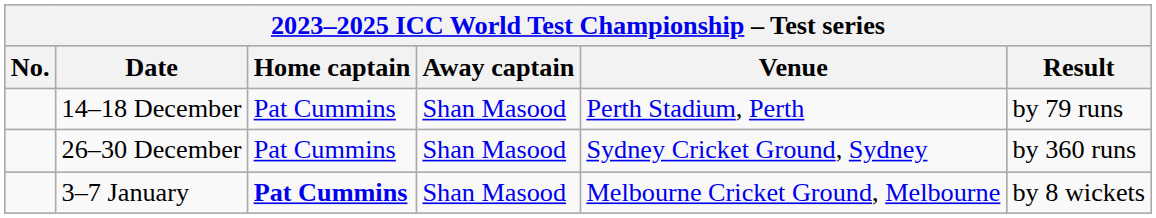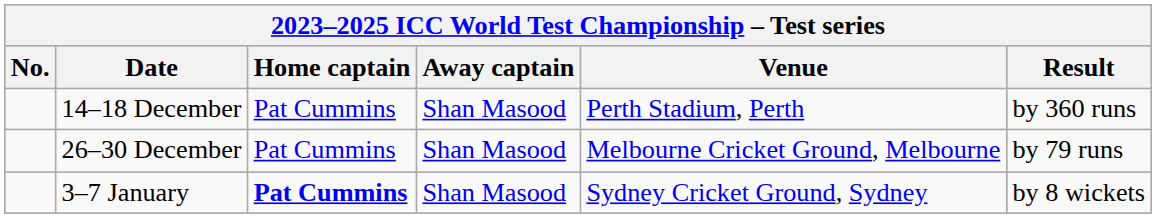(1068, 108) by 79 runs -> (1074, 108) by 360 runs
(757, 150) Sydney Cricket Ground, Sydney -> (793, 150) Melbourne Cricket Ground, Melbourne
(1074, 150) by 360 runs -> (1068, 150) by 79 runs
(793, 191) Melbourne Cricket Ground, Melbourne -> (757, 191) Sydney Cricket Ground, Sydney
